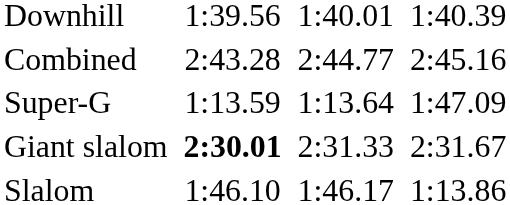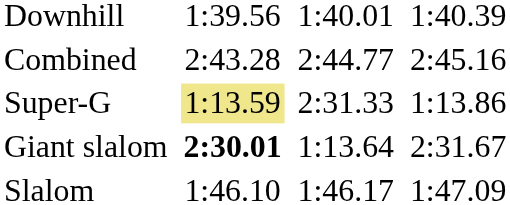(233, 102) no background -> (233, 102) khaki background
(346, 102) 1:13.64 -> (346, 102) 2:31.33
(458, 102) 1:47.09 -> (458, 102) 1:13.86
(346, 146) 2:31.33 -> (346, 146) 1:13.64
(458, 190) 1:13.86 -> (458, 190) 1:47.09
